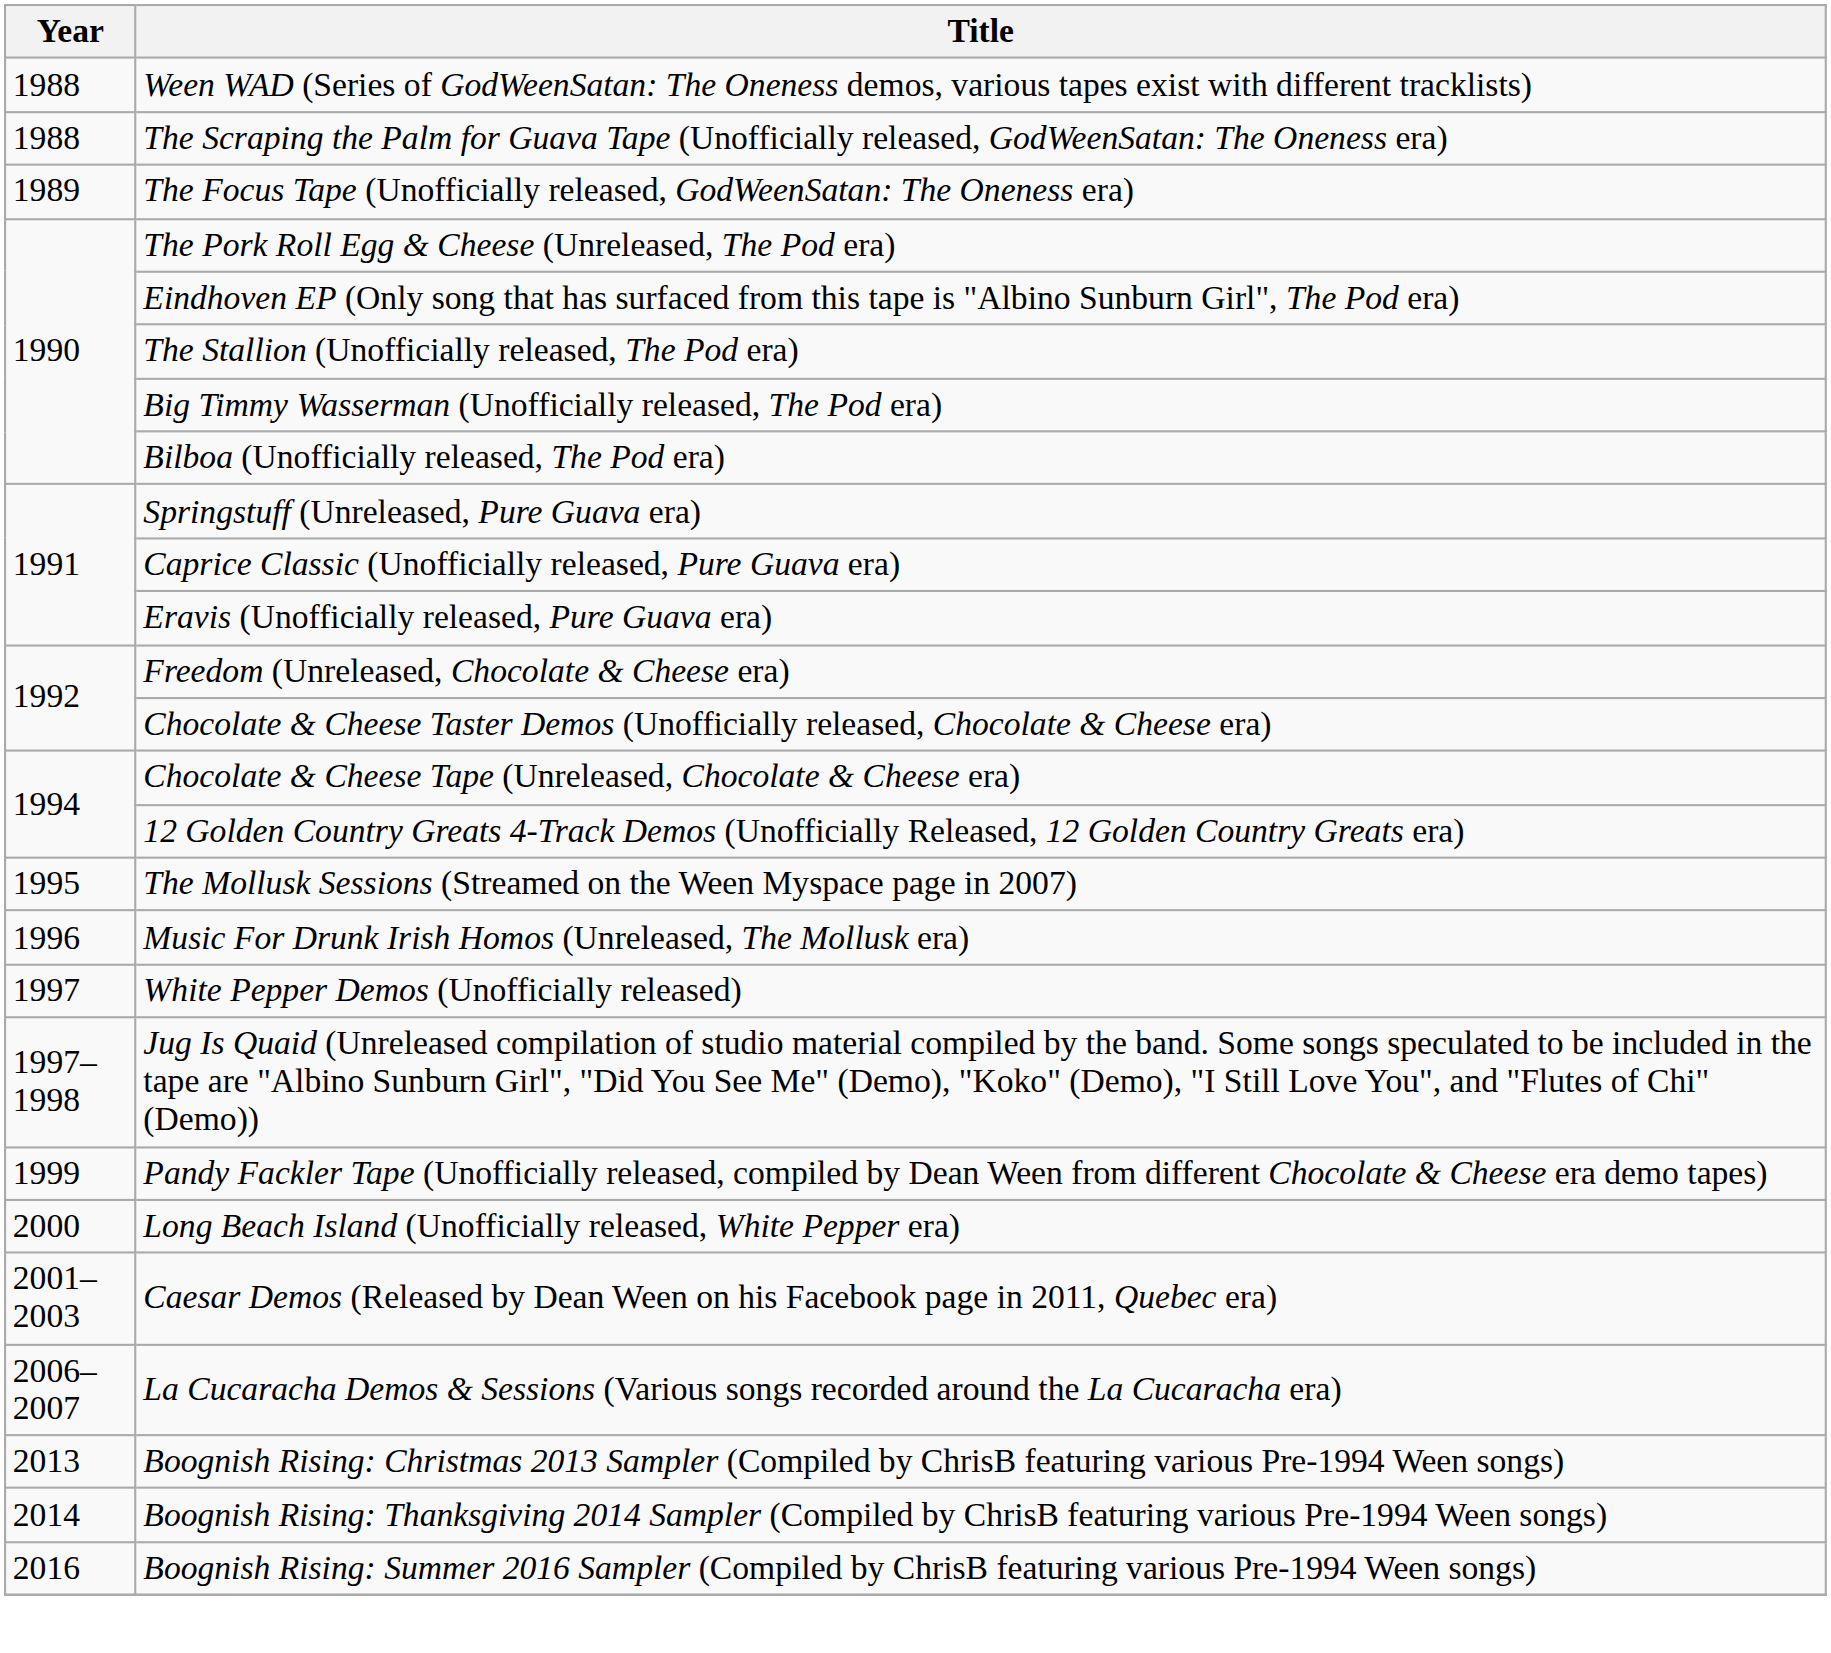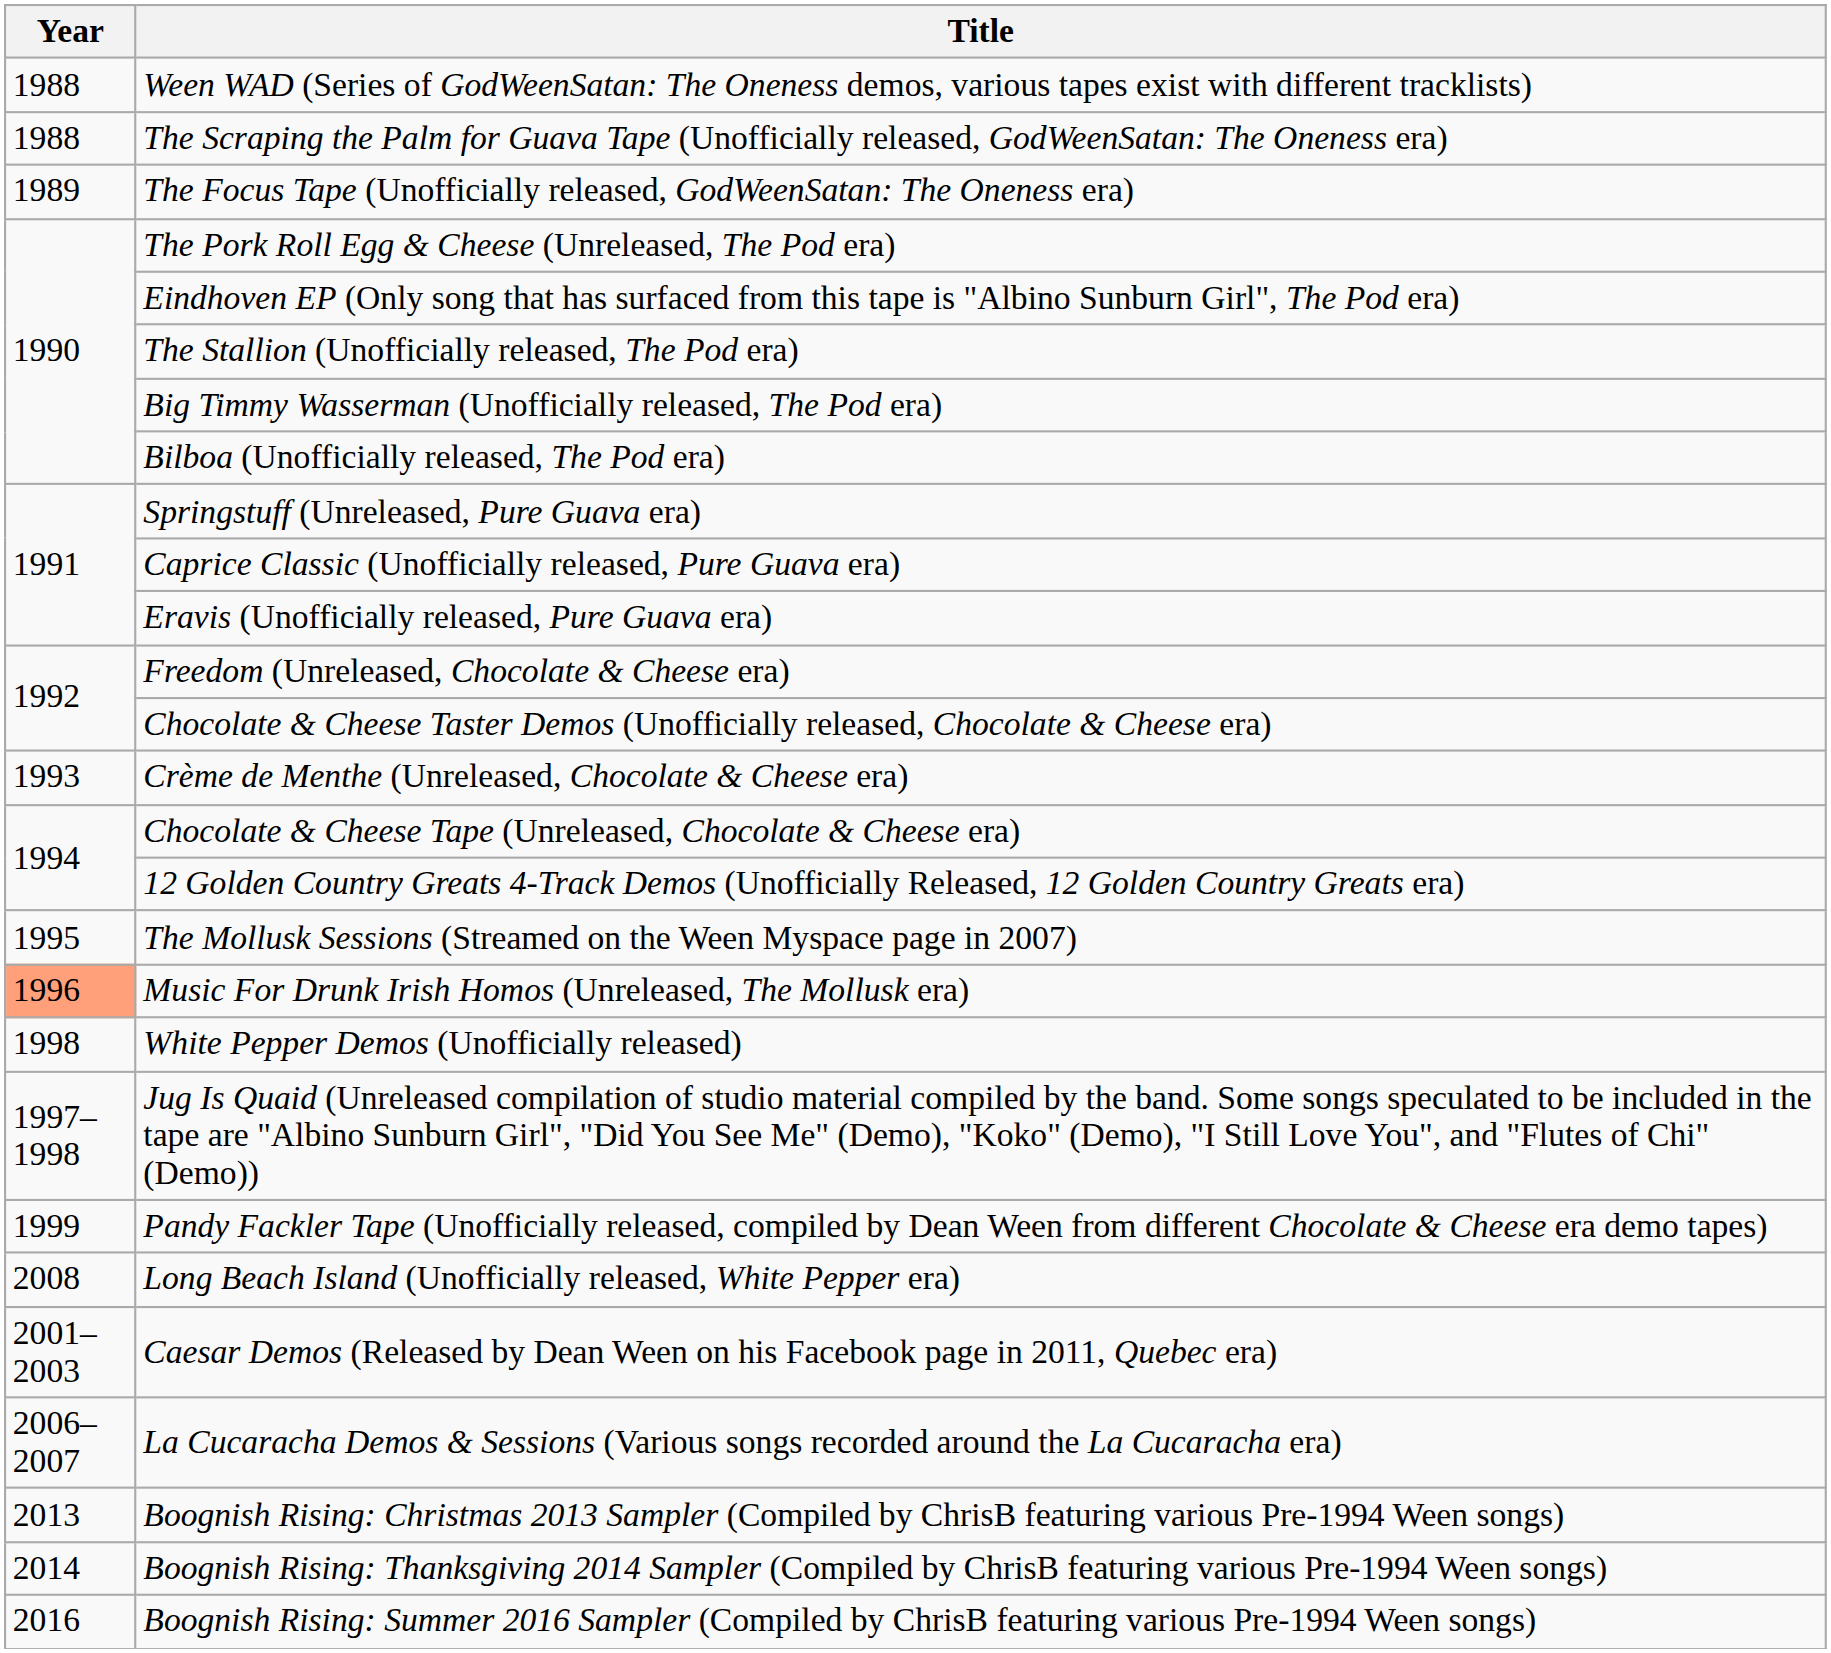+ row: (526, 777)
(46, 937) no background -> (46, 990) lightsalmon background
(46, 990) 1997 -> (46, 1043) 1998
(46, 1225) 2000 -> (46, 1279) 2008
